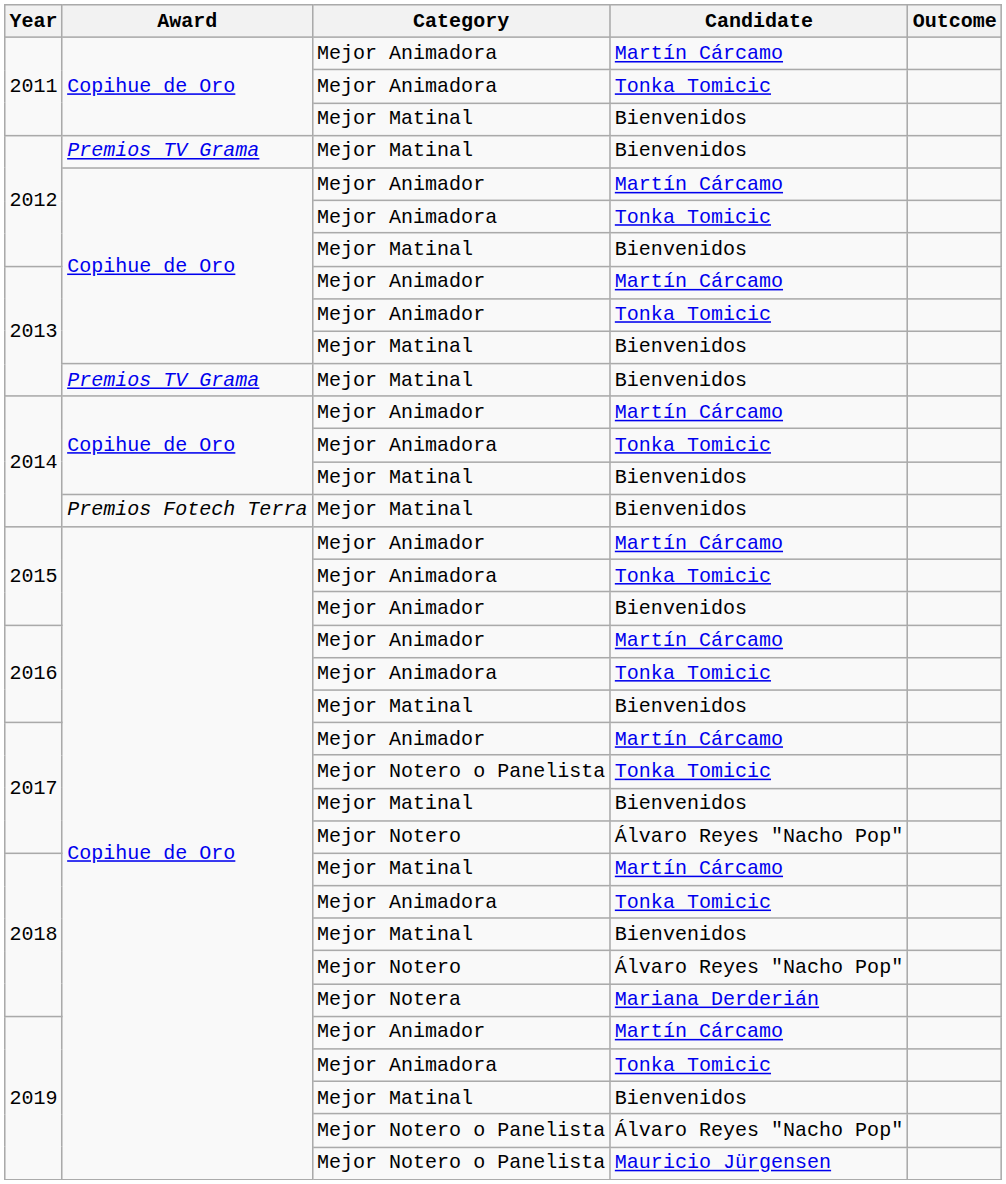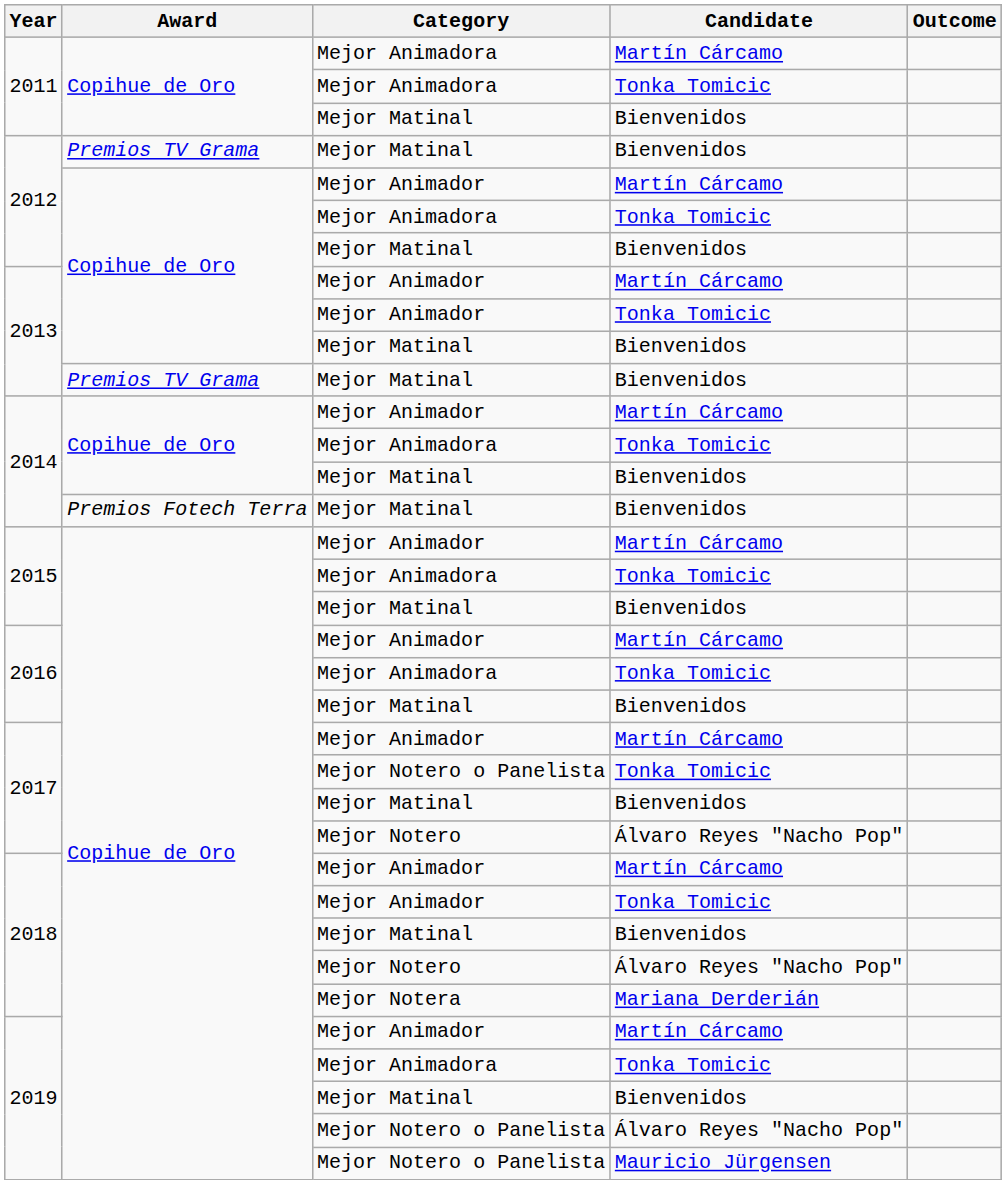(401, 608) Mejor Animador -> (395, 608) Mejor Matinal
(395, 869) Mejor Matinal -> (401, 869) Mejor Animador
(407, 902) Mejor Animadora -> (401, 902) Mejor Animador
